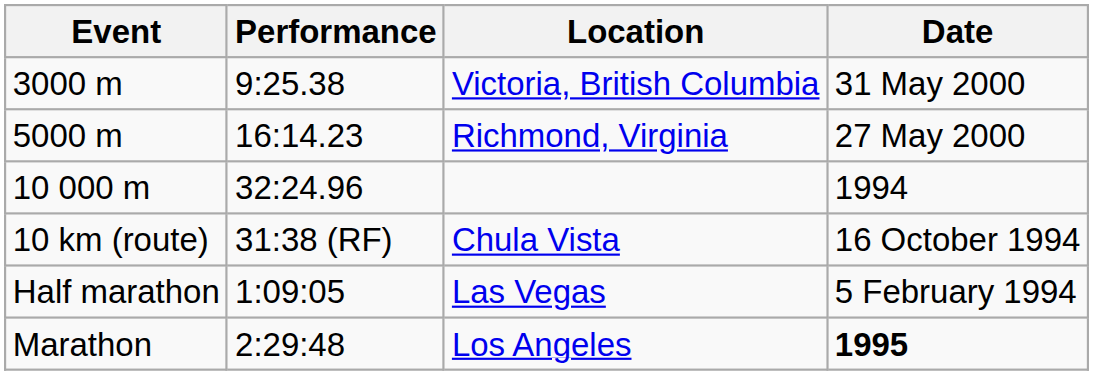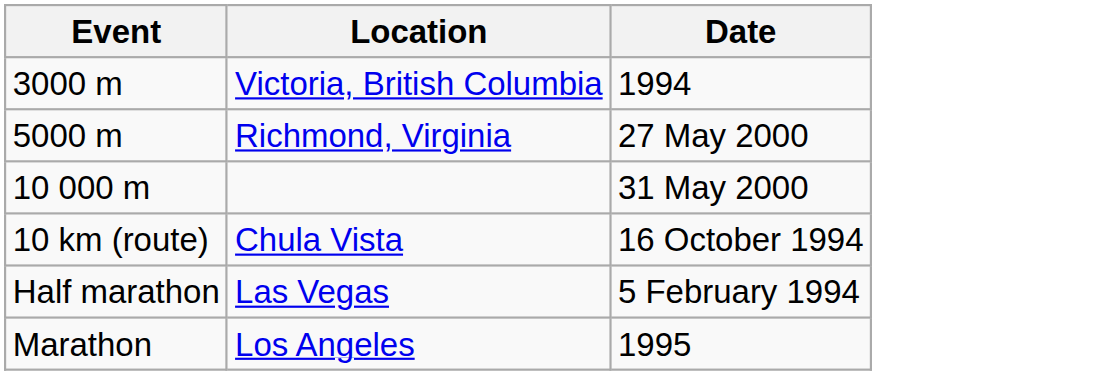- column: (336, 31)
(930, 84) 31 May 2000 -> (655, 84) 1994
(871, 188) 1994 -> (713, 188) 31 May 2000
(871, 345) bold -> (655, 345) normal
